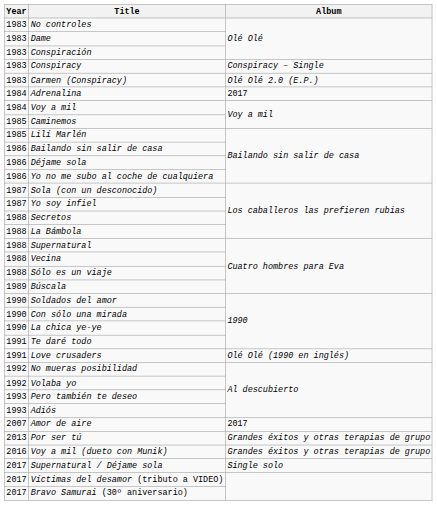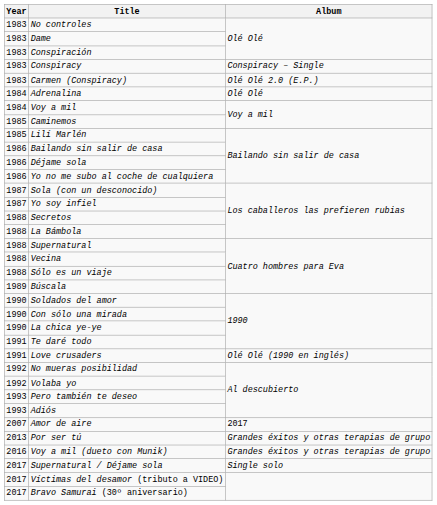(238, 94) 2017 -> (245, 94) Olé Olé
